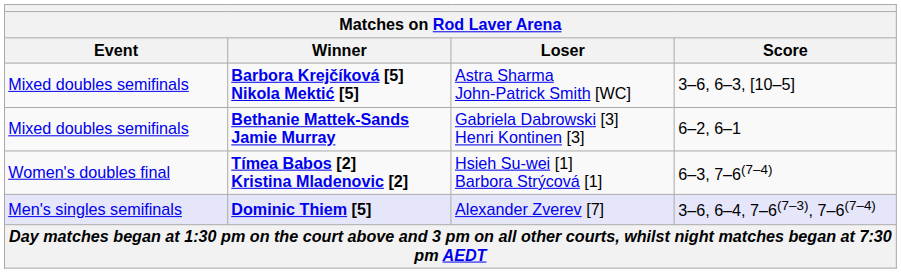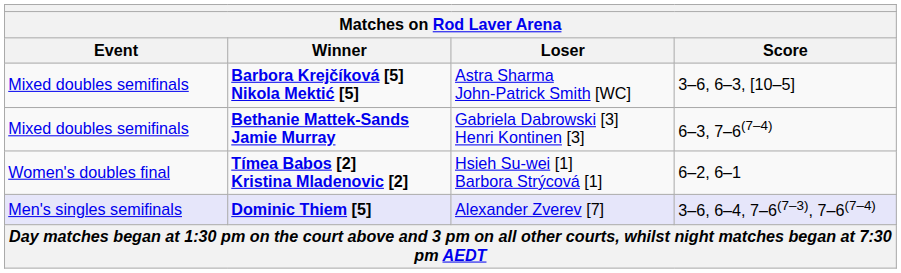(710, 128) 6–2, 6–1 -> (725, 128) 6–3, 7–6(7–4)
(725, 172) 6–3, 7–6(7–4) -> (710, 172) 6–2, 6–1
